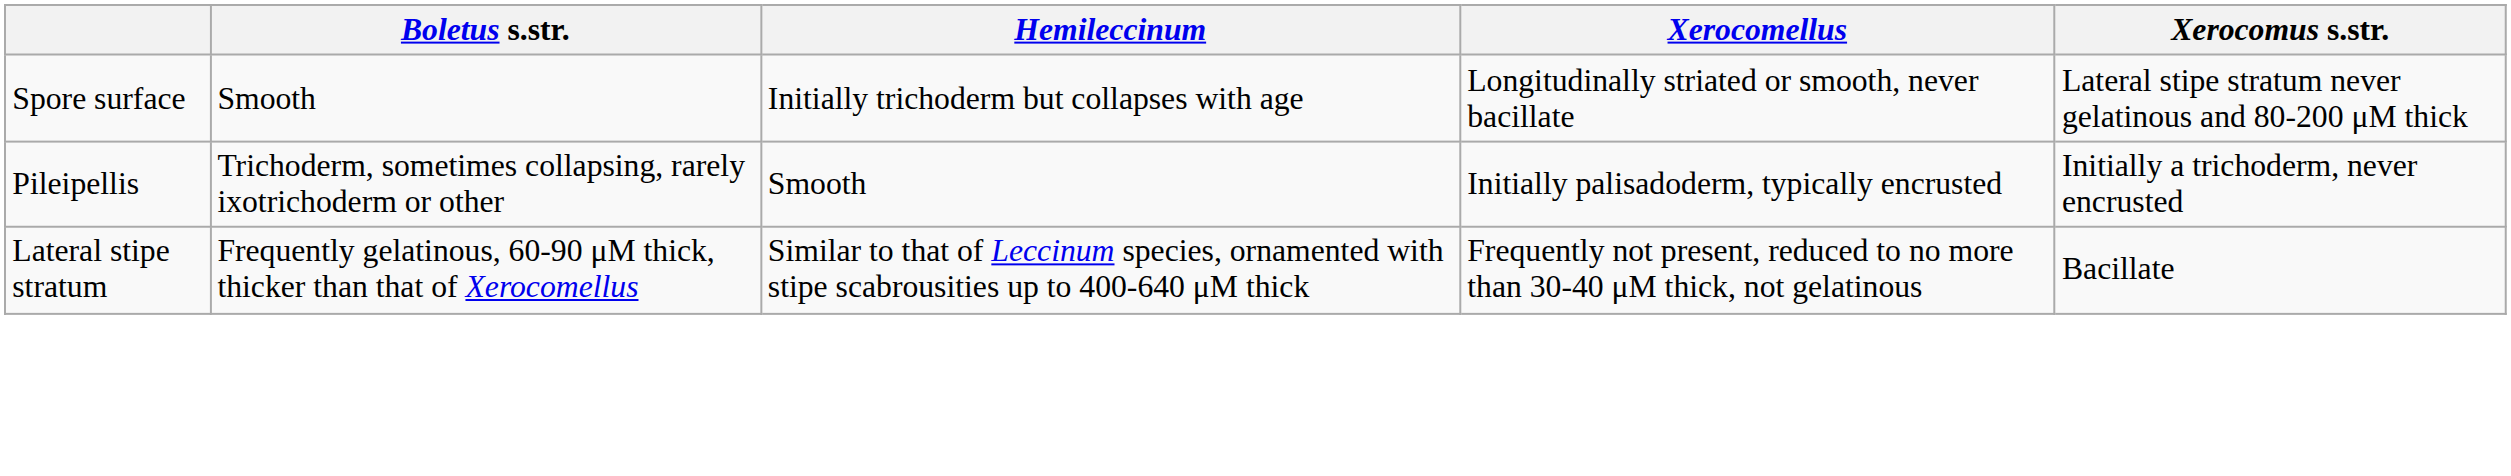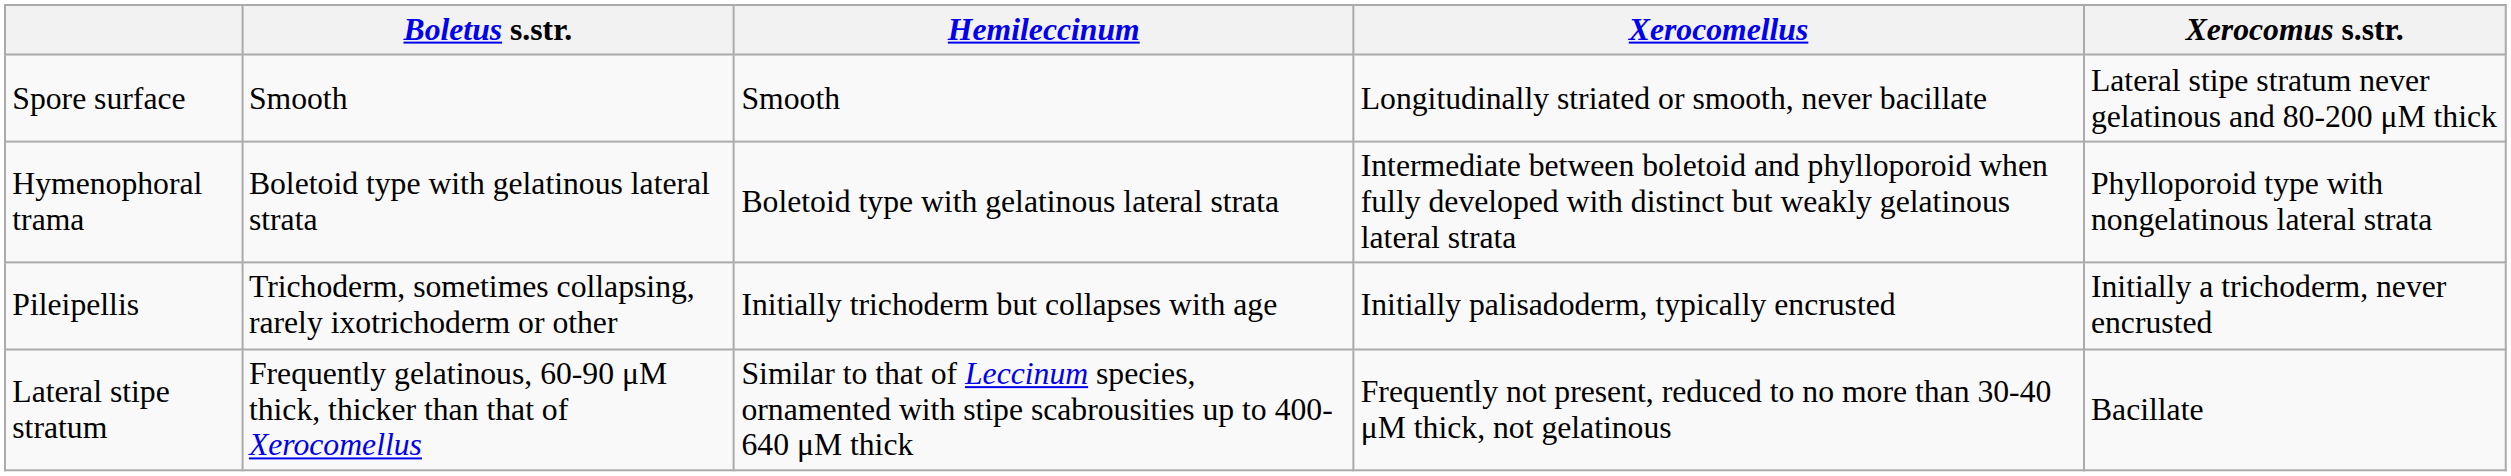(1036, 97) Initially trichoderm but collapses with age -> (791, 97) Smooth
+ row: (107, 201)
(817, 183) Smooth -> (1009, 305) Initially trichoderm but collapses with age
